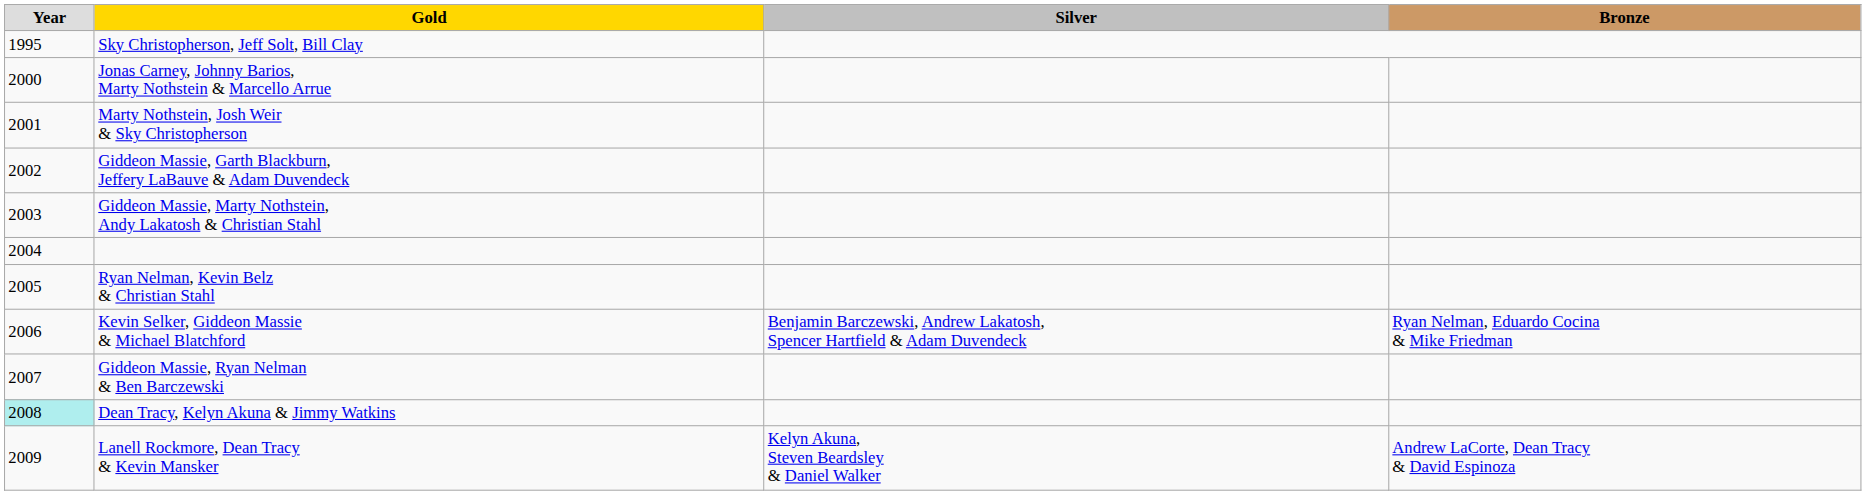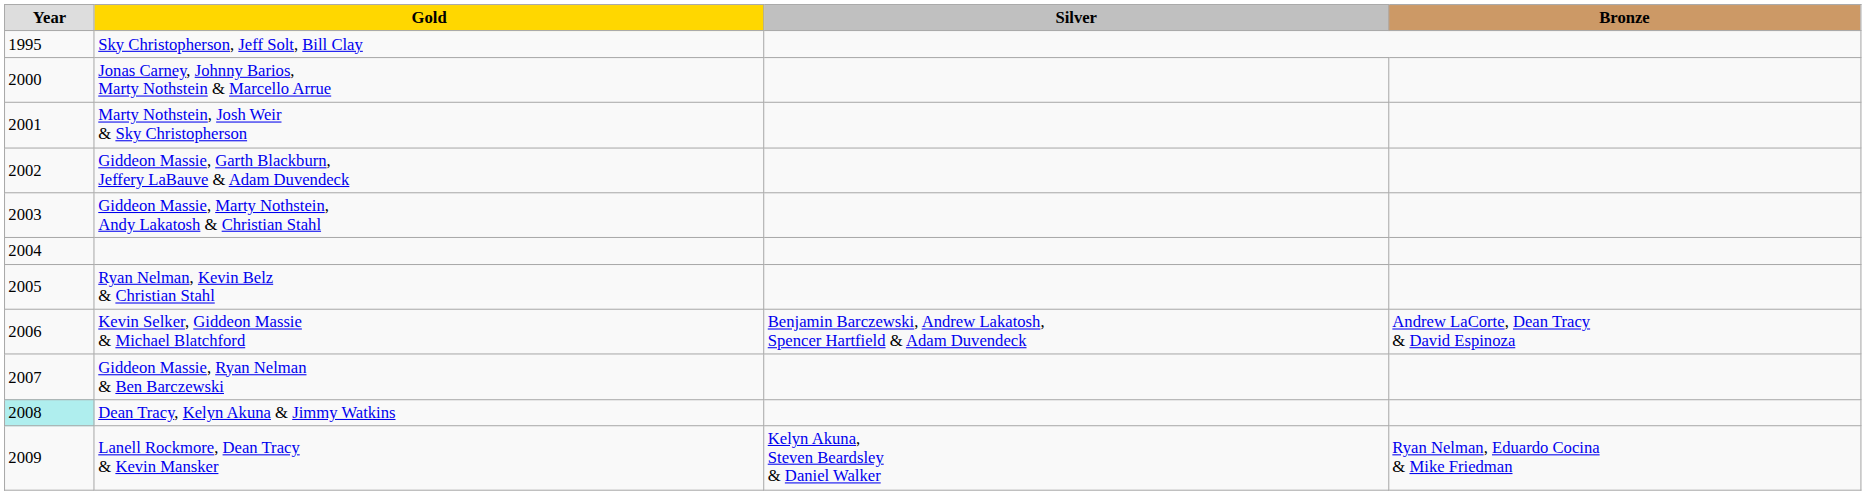(1496, 331) Ryan Nelman, Eduardo Cocina & Mike Friedman -> (1491, 331) Andrew LaCorte, Dean Tracy & David Espinoza
(1491, 457) Andrew LaCorte, Dean Tracy & David Espinoza -> (1496, 457) Ryan Nelman, Eduardo Cocina & Mike Friedman
